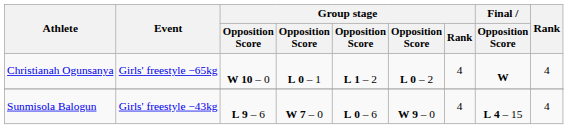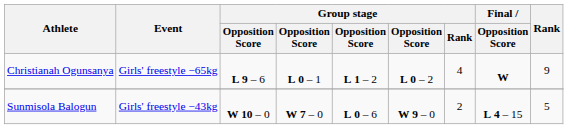(248, 79) W 10 – 0 -> (248, 79) L 9 – 6
(547, 71) 4 -> (547, 71) 9
(248, 115) L 9 – 6 -> (248, 115) W 10 – 0
(460, 106) 4 -> (460, 106) 2
(547, 106) 4 -> (547, 106) 5
